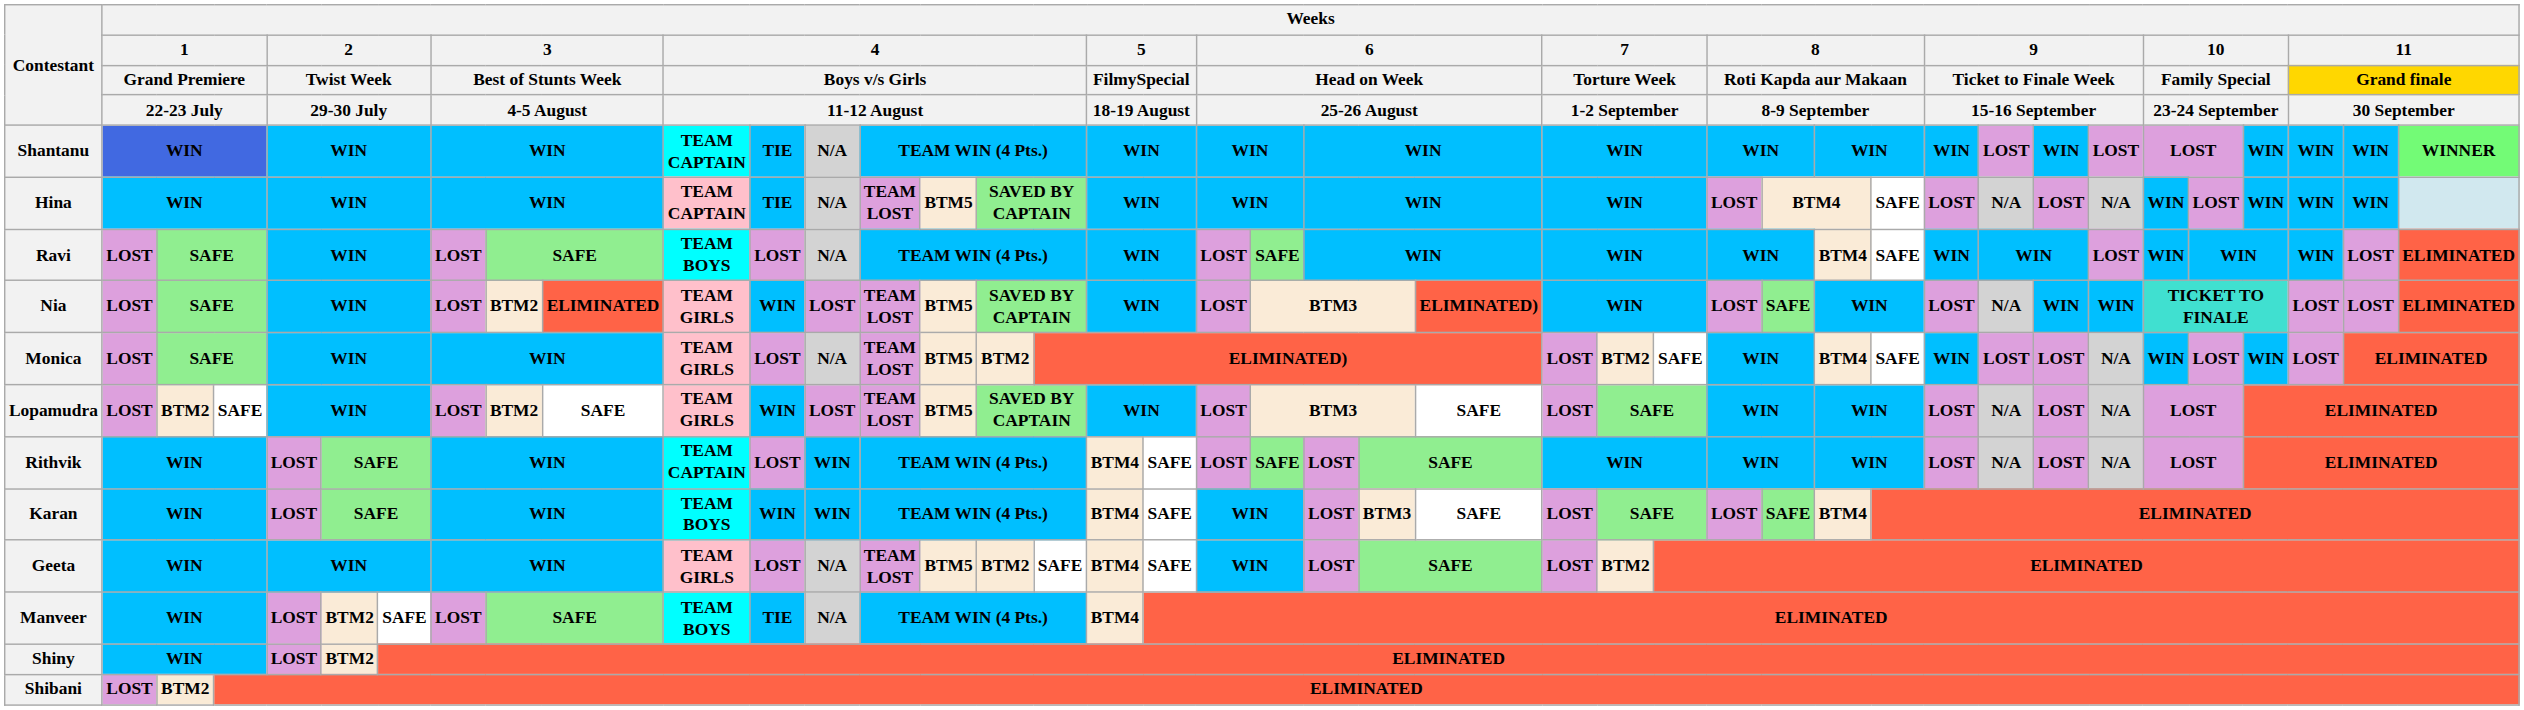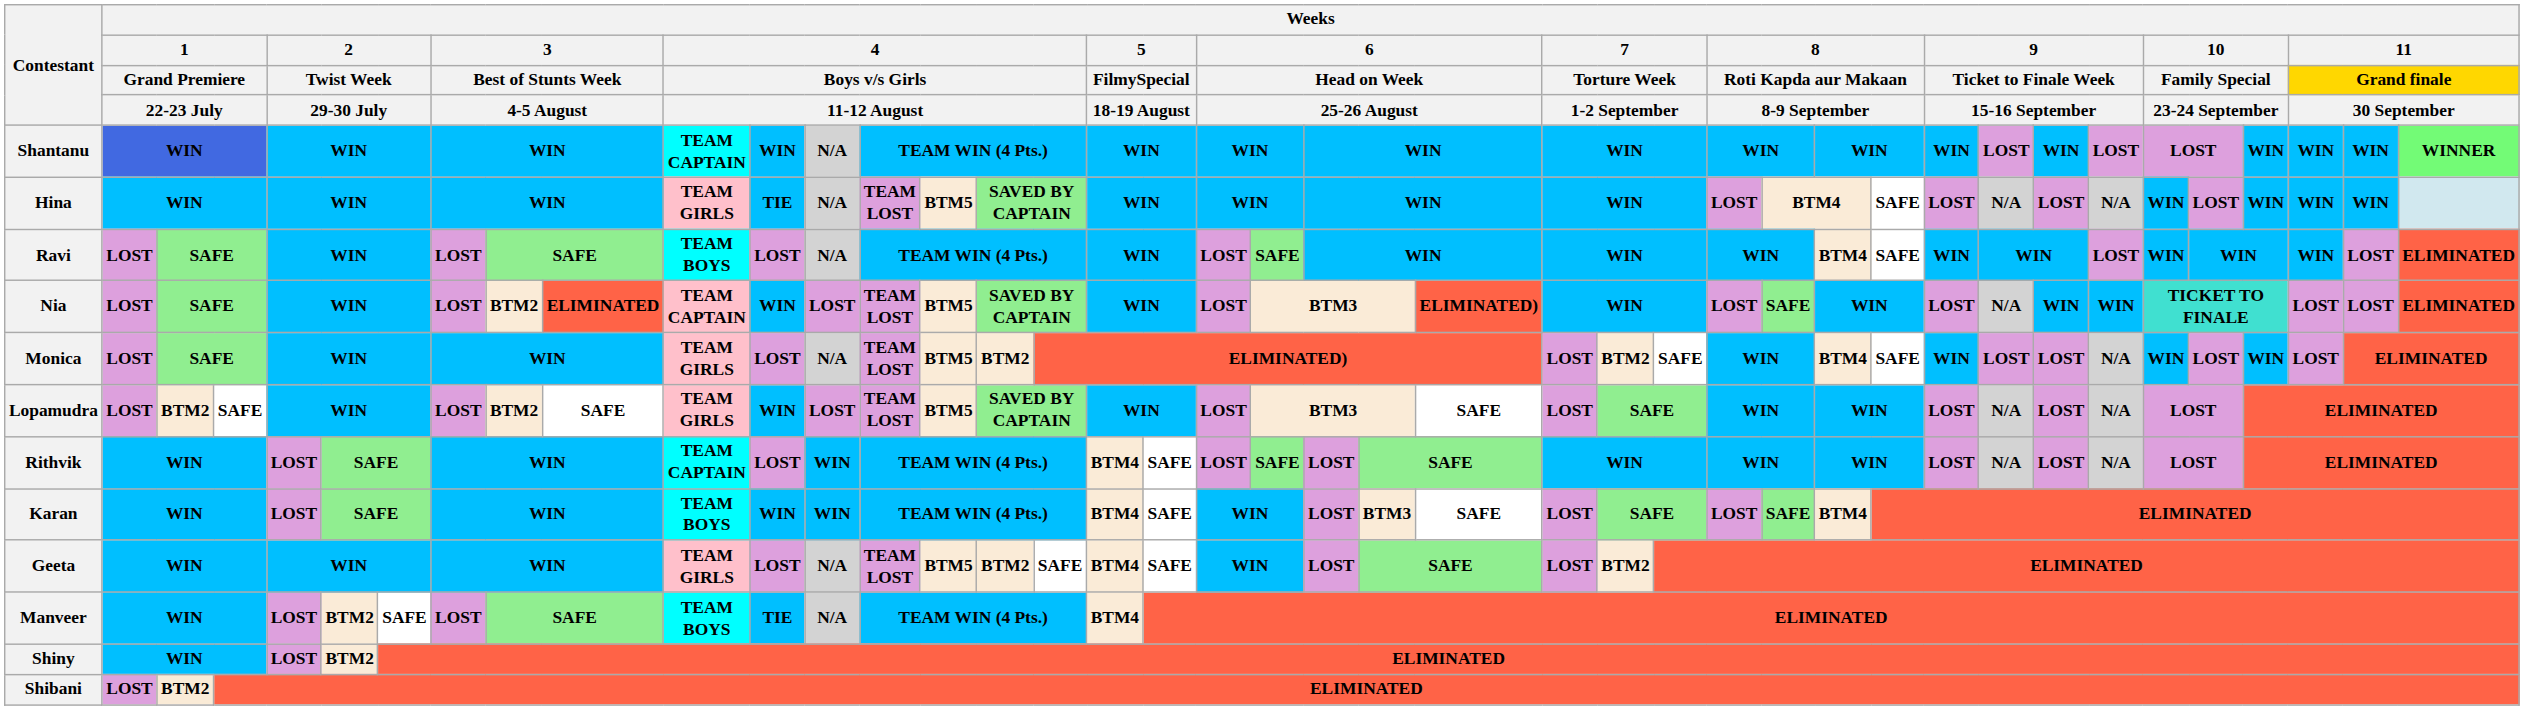(777, 150) TIE -> (777, 150) WIN
(707, 202) TEAM CAPTAIN -> (707, 202) TEAM GIRLS
(707, 306) TEAM GIRLS -> (707, 306) TEAM CAPTAIN
